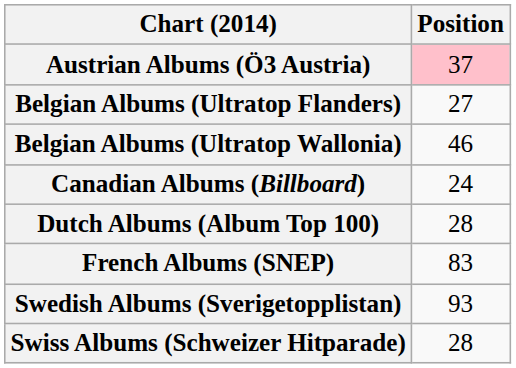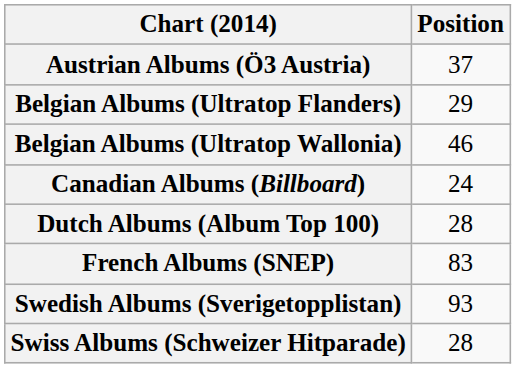(461, 64) pink background -> (461, 64) no background
(461, 104) 27 -> (461, 104) 29
